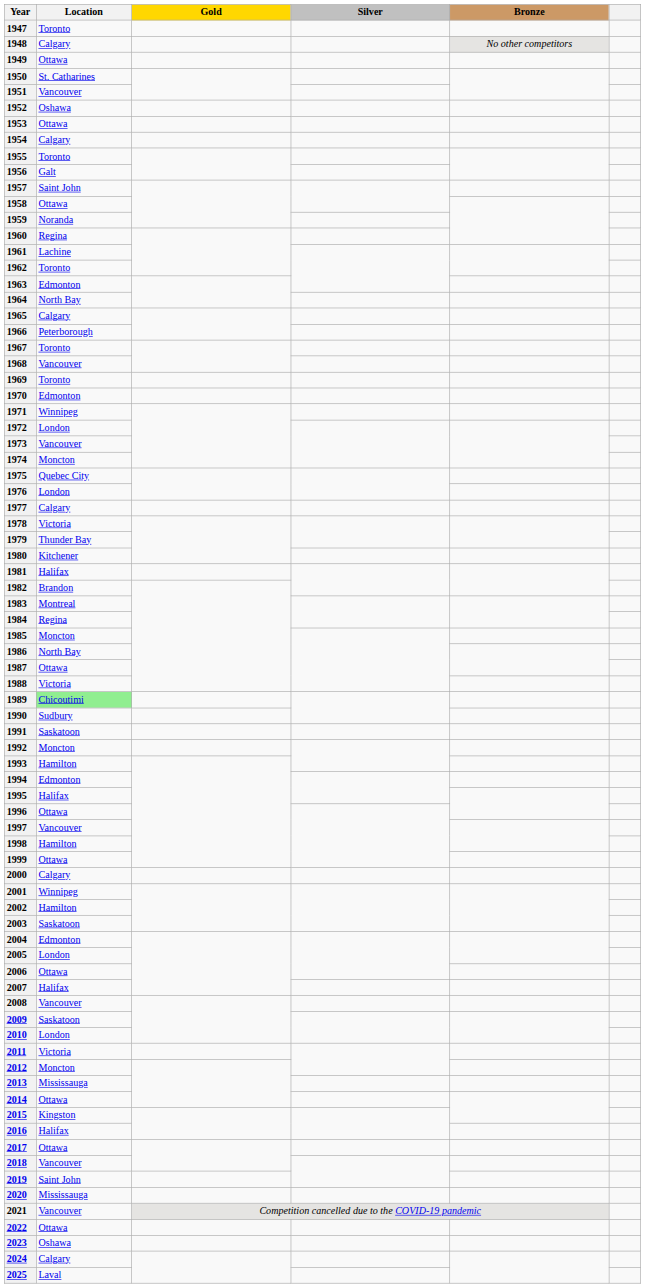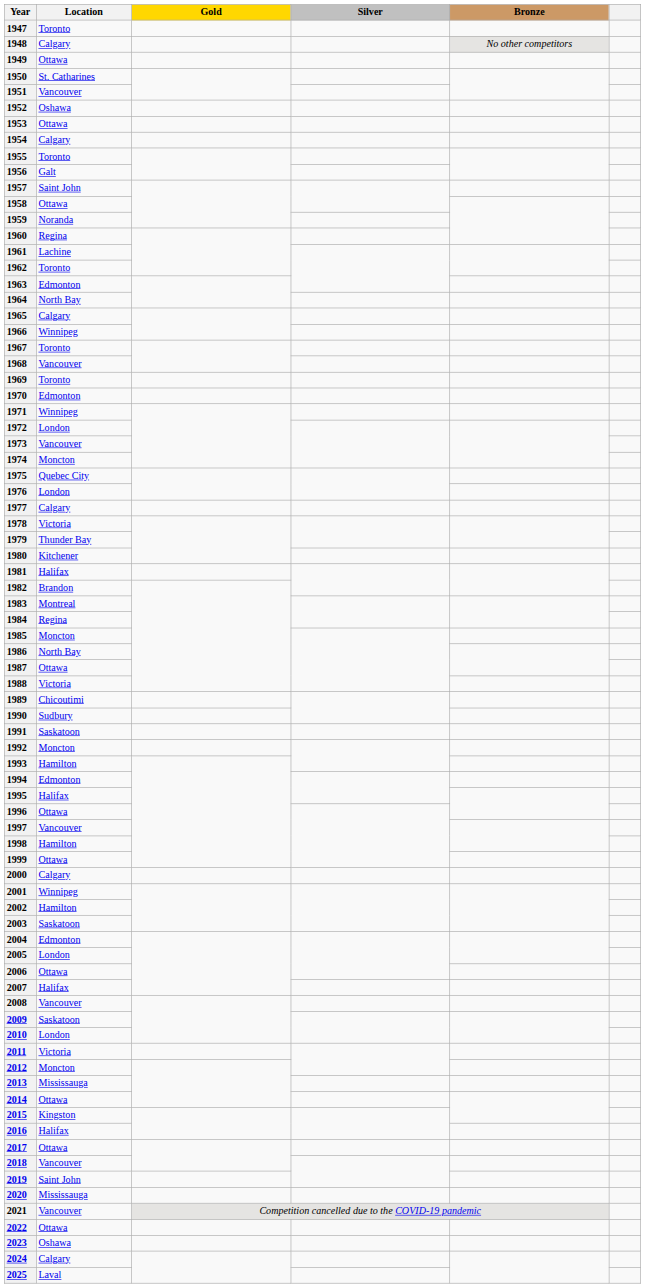(66, 332) Peterborough -> (58, 332) Winnipeg
(61, 699) lightgreen background -> (61, 699) no background
